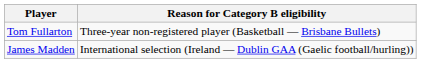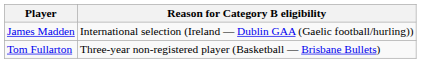rows swapped: (40, 31) <-> (41, 49)
